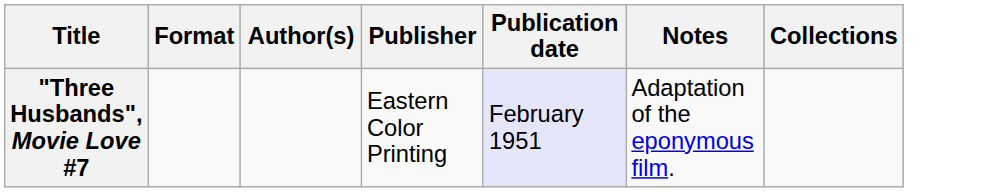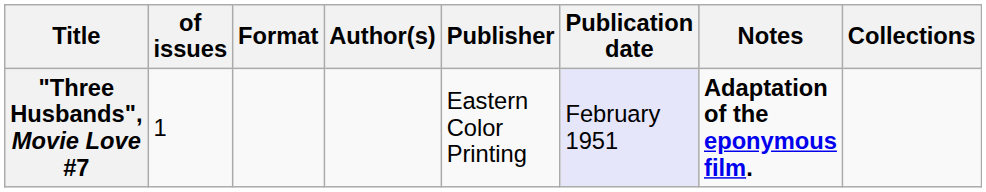+ column: (190, 36)
(693, 127) normal -> (770, 127) bold
